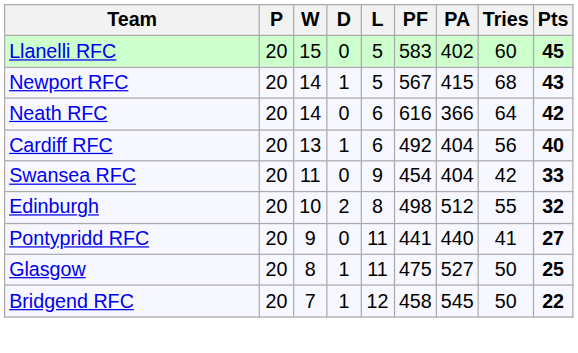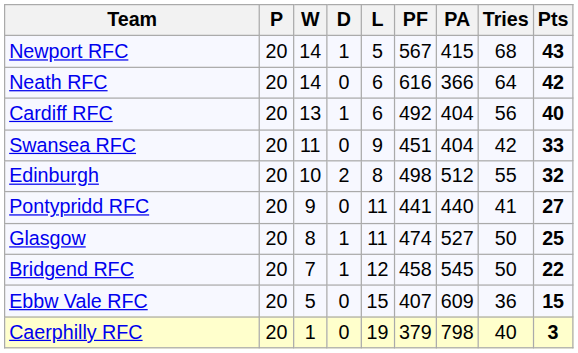- row: (63, 51)
(415, 176) 454 -> (415, 144) 451
(415, 269) 475 -> (415, 238) 474
+ row: (78, 301)
+ row: (76, 332)
